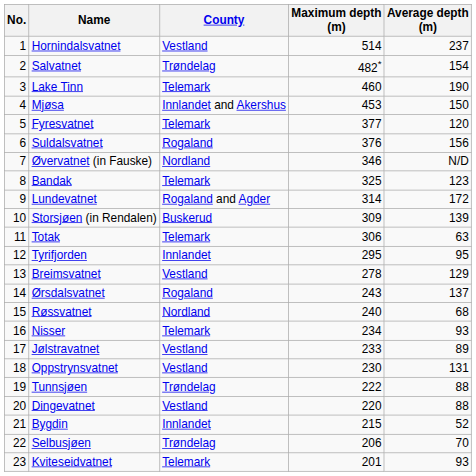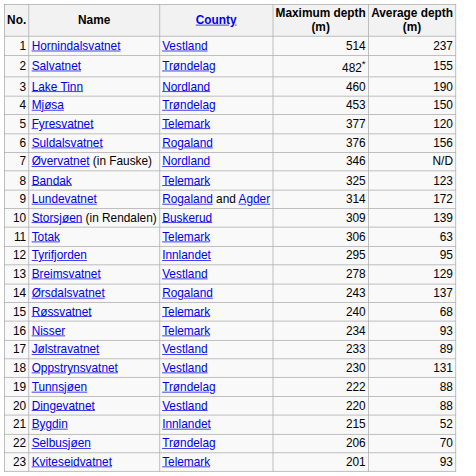(459, 66) 154 -> (443, 66) 155
(186, 86) Telemark -> (186, 86) Nordland
(224, 105) Innlandet and Akershus -> (189, 105) Trøndelag
(186, 312) Nordland -> (186, 312) Telemark
